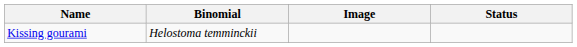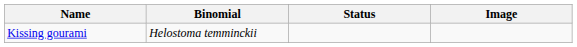columns swapped: (501, 14) <-> (359, 14)
